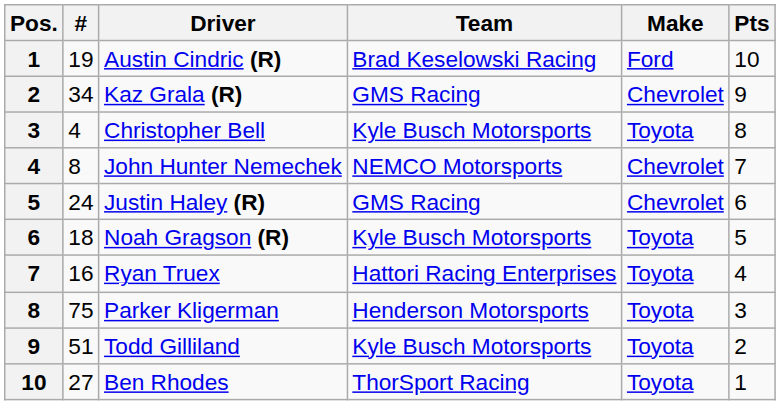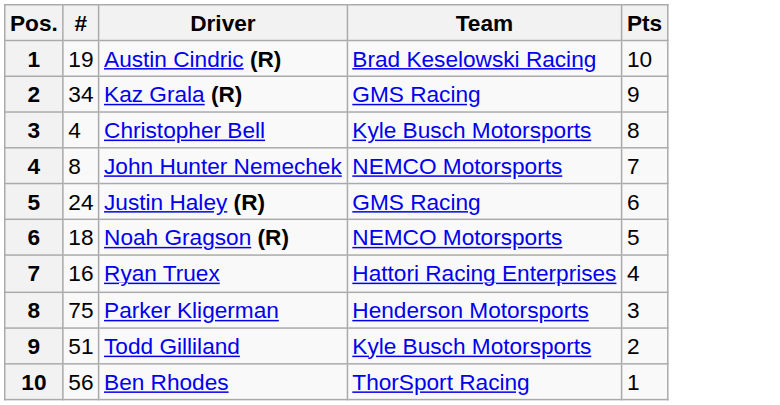- column: (675, 23)
(472, 238) Kyle Busch Motorsports -> (457, 238) NEMCO Motorsports
(81, 381) 27 -> (81, 381) 56
